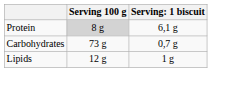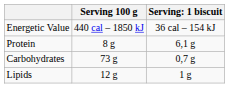+ row: (38, 28)
(98, 28) lightgrey background -> (109, 43) no background
